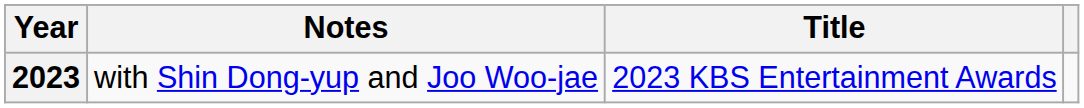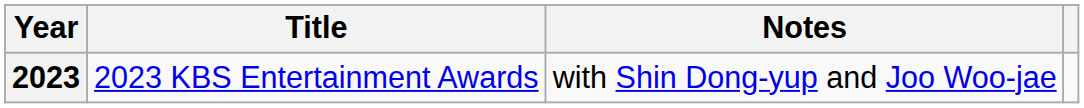columns swapped: (834, 28) <-> (346, 28)
